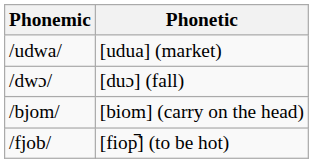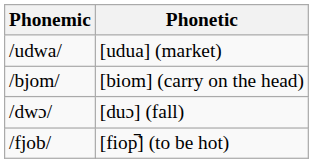rows swapped: (31, 81) <-> (34, 111)
